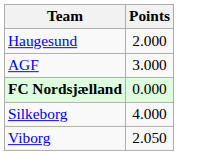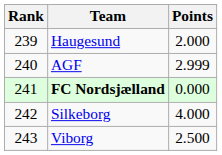+ column: (26, 16)
(150, 65) 3.000 -> (192, 65) 2.999
(150, 138) 2.050 -> (192, 138) 2.500
